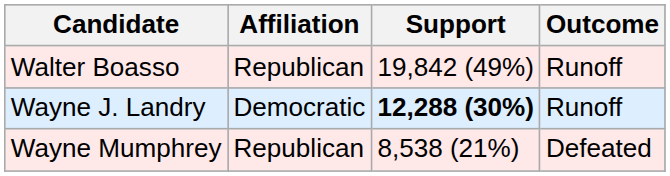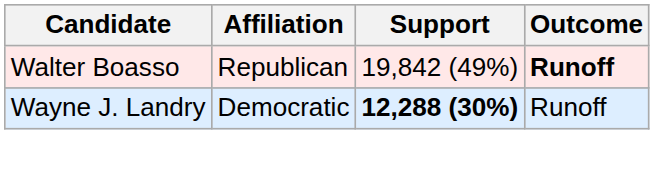(584, 66) normal -> (572, 66) bold
- row: (116, 149)
